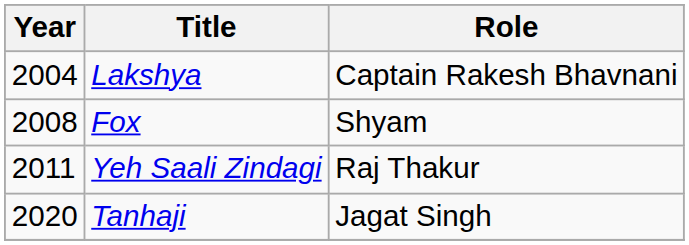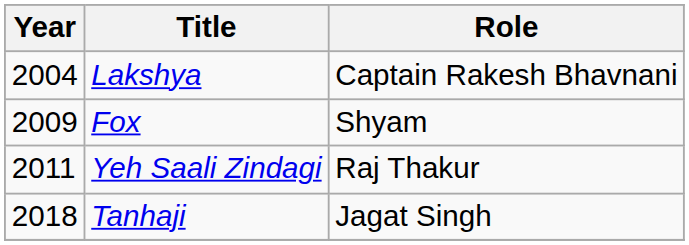(45, 121) 2008 -> (45, 121) 2009
(45, 215) 2020 -> (45, 215) 2018
